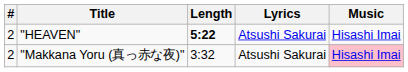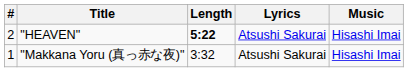(11, 55) 2 -> (11, 55) 1
(366, 55) pink background -> (366, 55) no background
